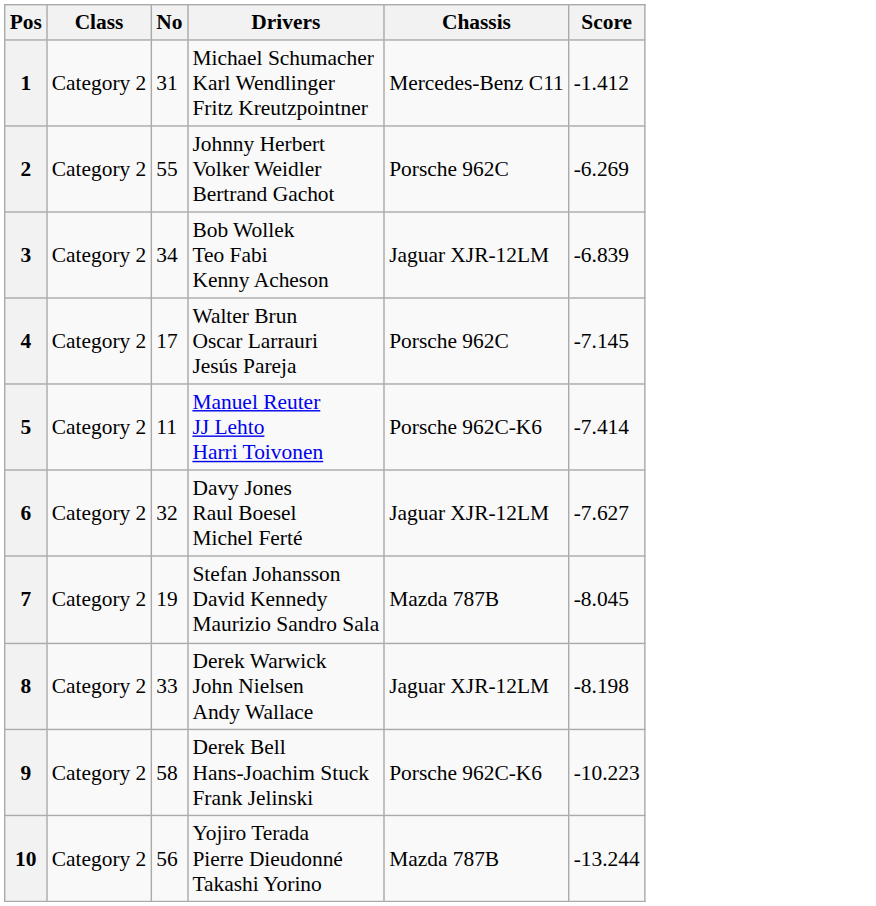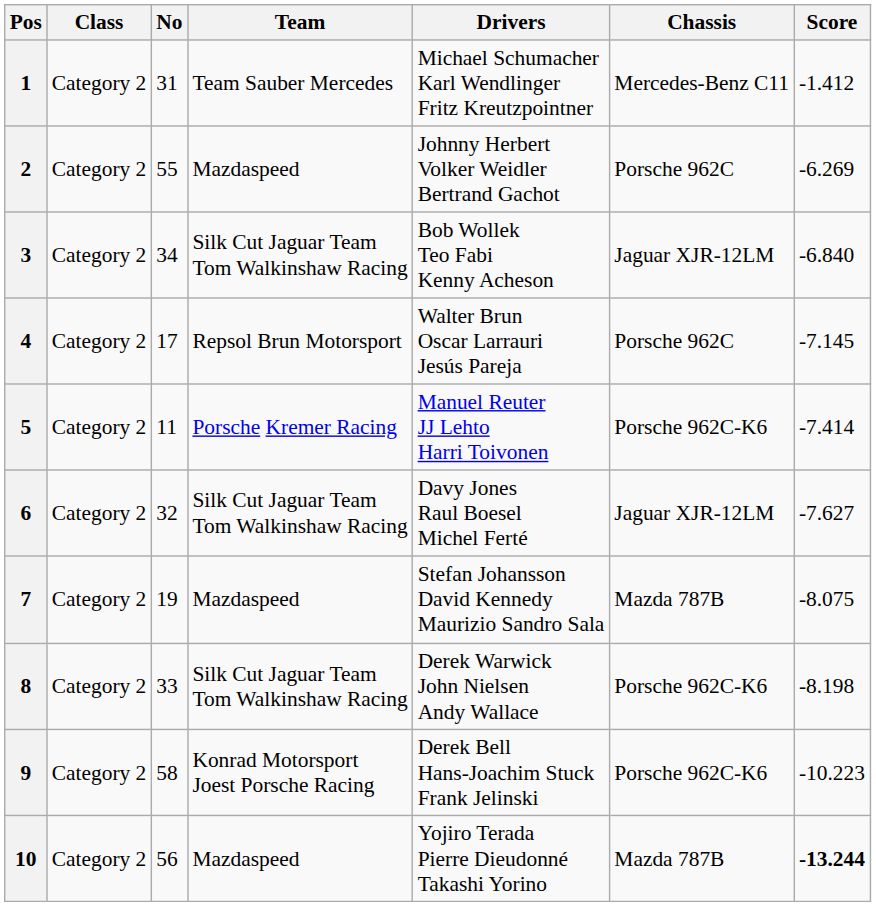+ column: (300, 22)
(601, 255) -6.839 -> (827, 255) -6.840
(601, 599) -8.045 -> (827, 599) -8.075
(469, 685) Jaguar XJR-12LM -> (691, 685) Porsche 962C-K6
(607, 857) normal -> (832, 857) bold
